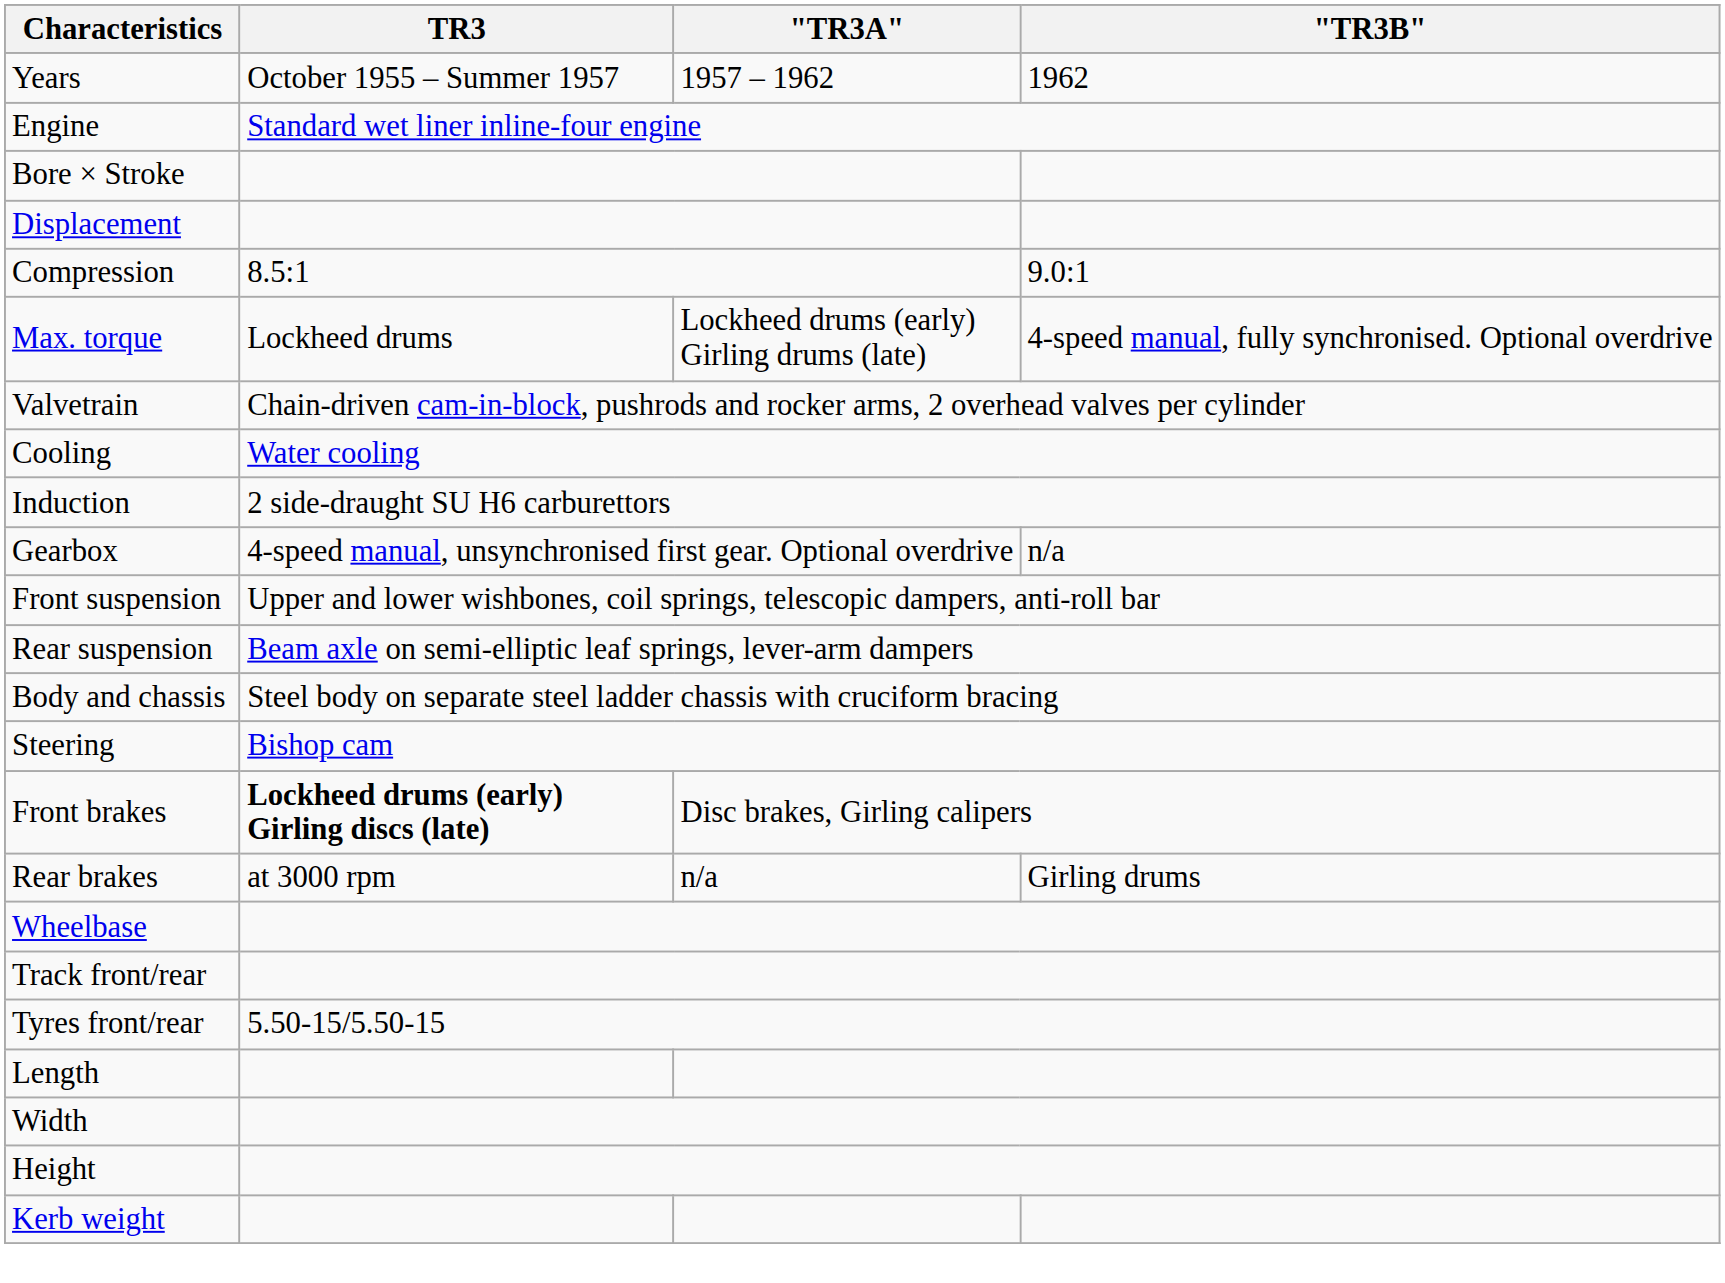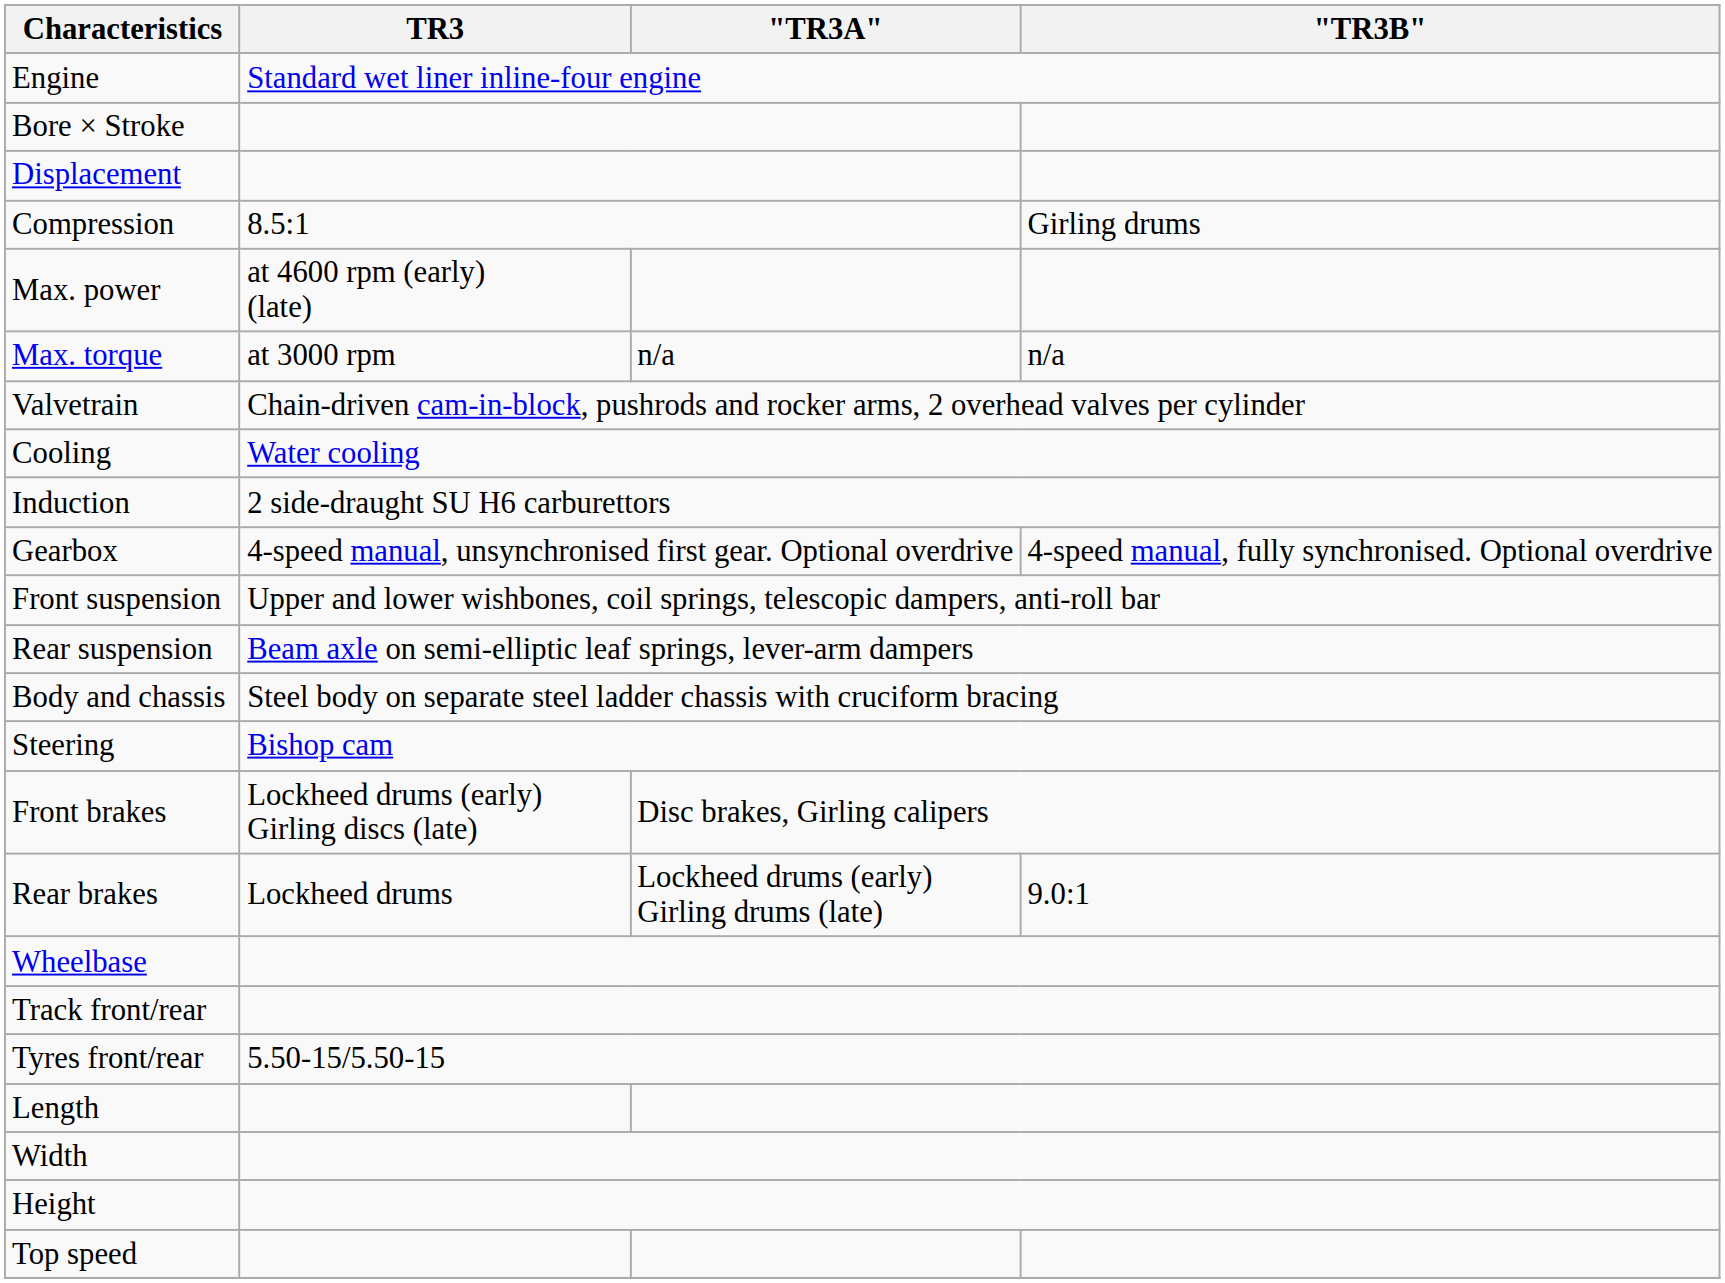- row: (50, 77)
(1059, 272) 9.0:1 -> (1114, 223) Girling drums
+ row: (90, 289)
(350, 338) Lockheed drums -> (321, 355) at 3000 rpm
(828, 338) Lockheed drums (early) Girling drums (late) -> (656, 355) n/a
(1370, 338) 4-speed manual, fully synchronised. Optional overdrive -> (1046, 355) n/a
(1046, 550) n/a -> (1370, 550) 4-speed manual, fully synchronised. Optional overdrive
(405, 811) bold -> (395, 811) normal
(321, 877) at 3000 rpm -> (350, 894) Lockheed drums
(699, 877) n/a -> (785, 894) Lockheed drums (early) Girling drums (late)
(1114, 877) Girling drums -> (1059, 894) 9.0:1
- row: (92, 1218)
+ row: (78, 1253)
